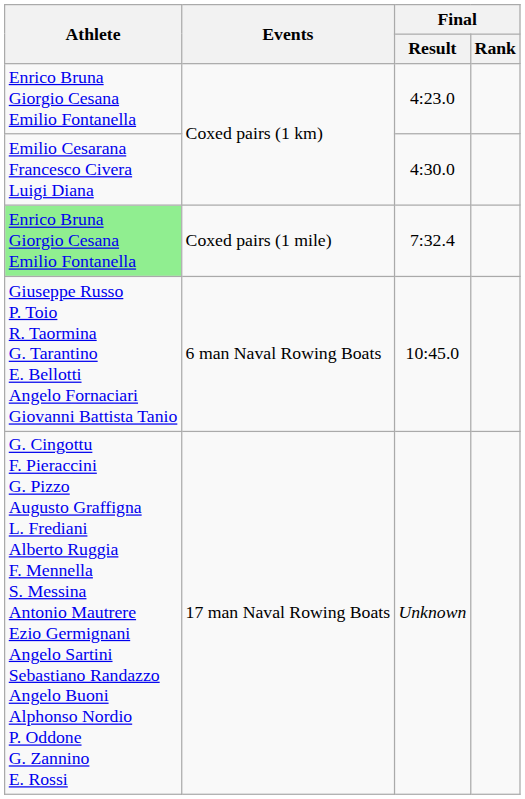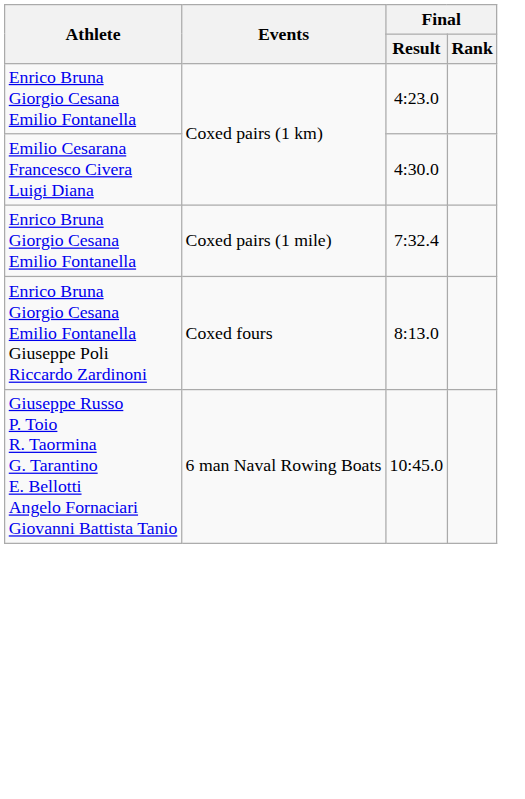(72, 240) lightgreen background -> (72, 240) no background
+ row: (416, 332)
- row: (432, 612)
